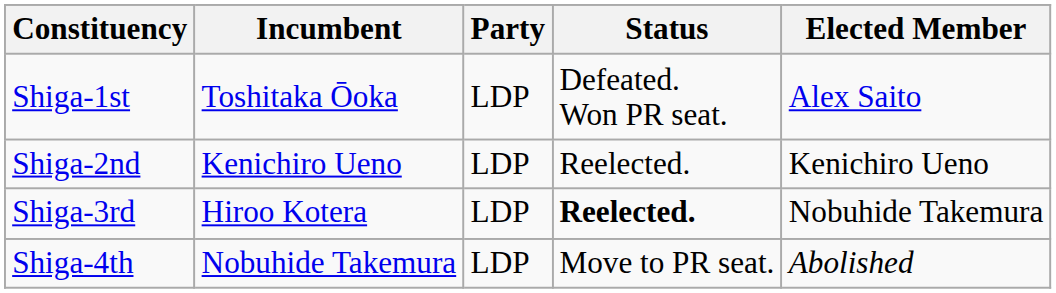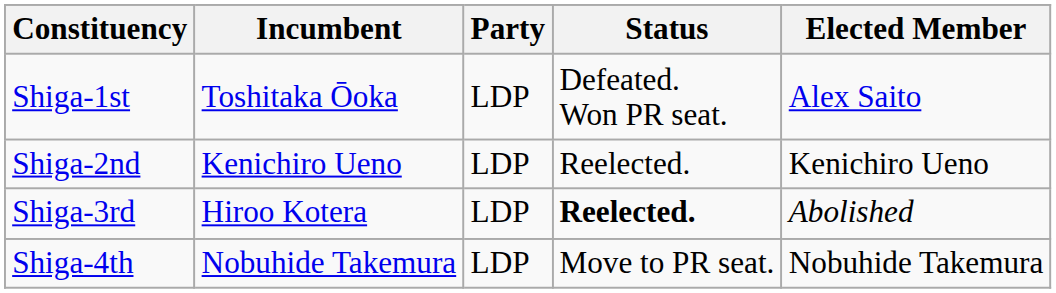(916, 212) Nobuhide Takemura -> (851, 212) Abolished
(851, 262) Abolished -> (916, 262) Nobuhide Takemura
